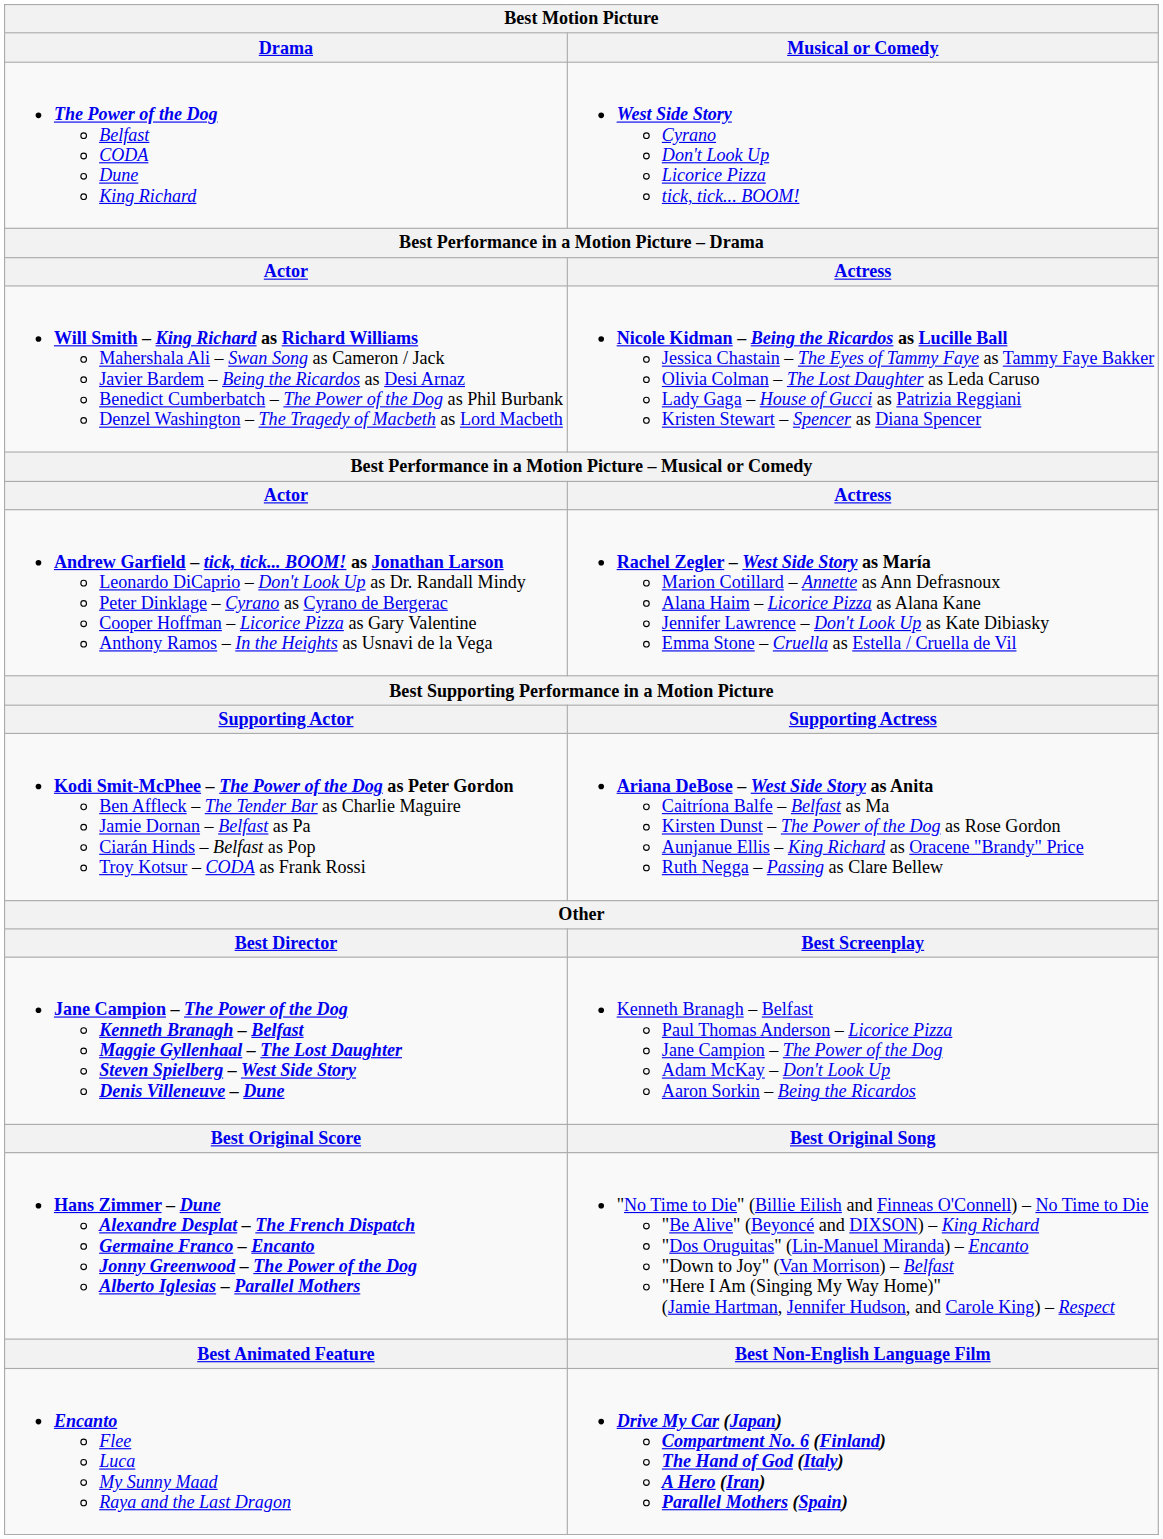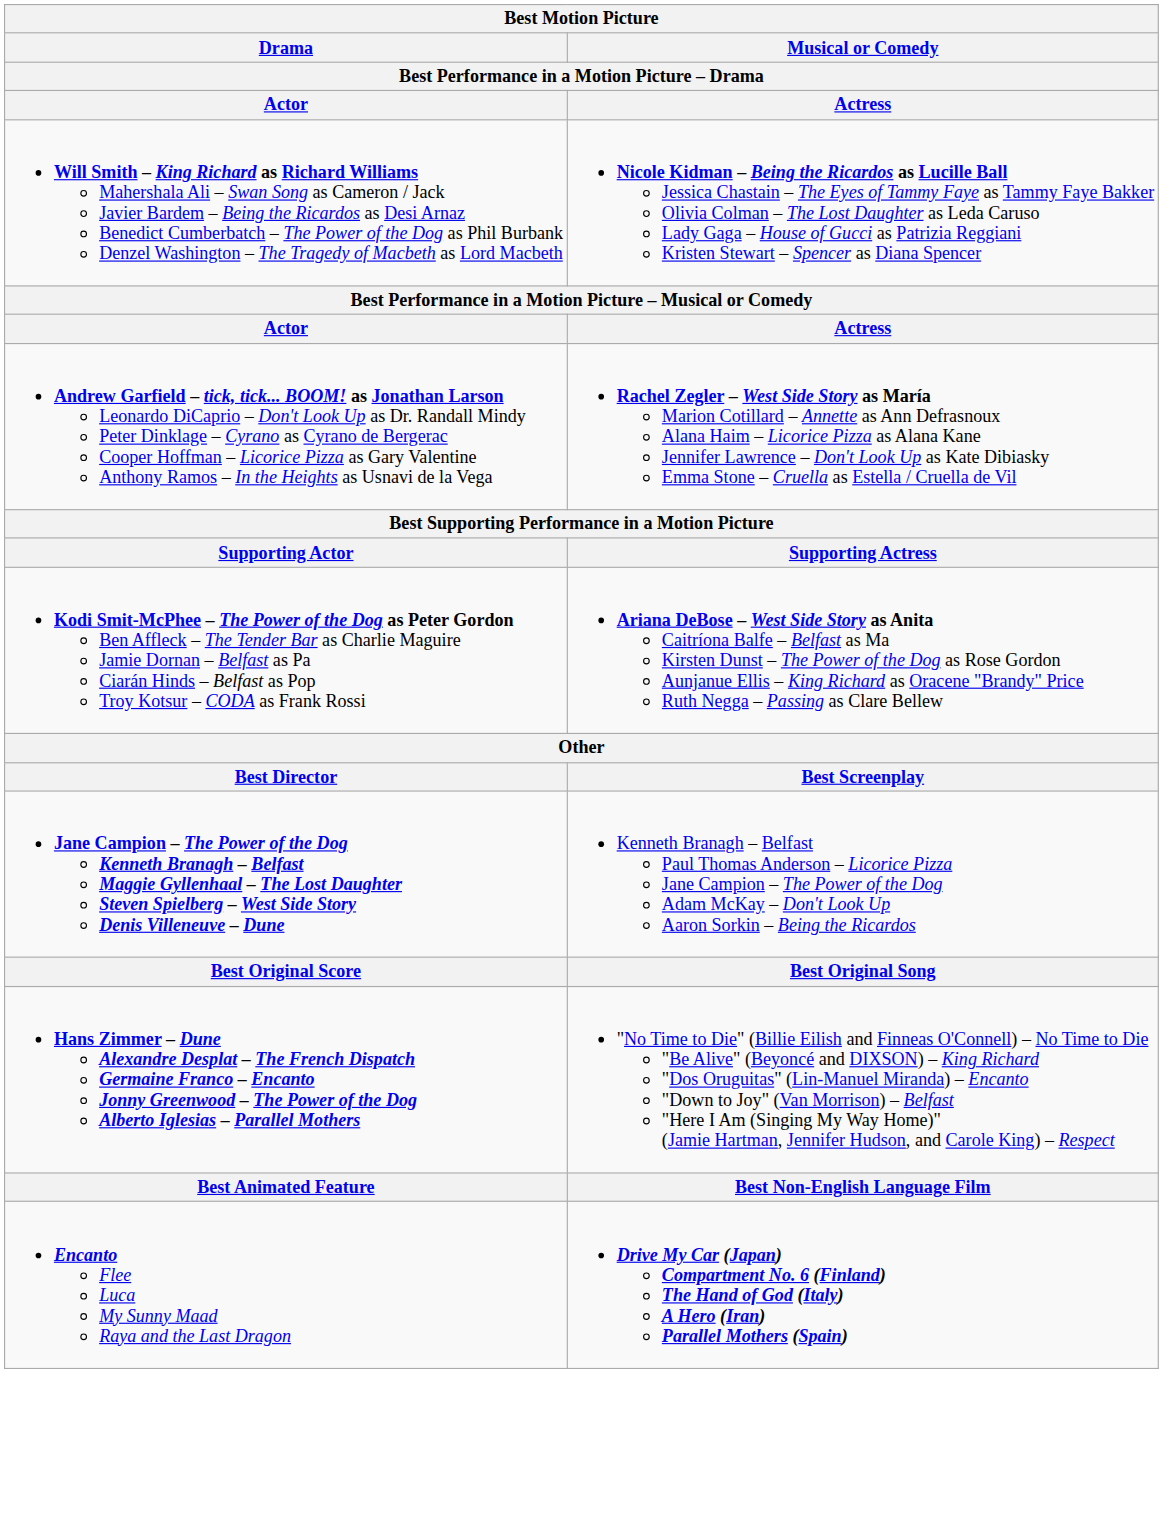- row: (286, 155)
